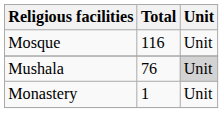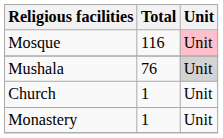(198, 42) no background -> (198, 42) pink background
+ row: (32, 94)
